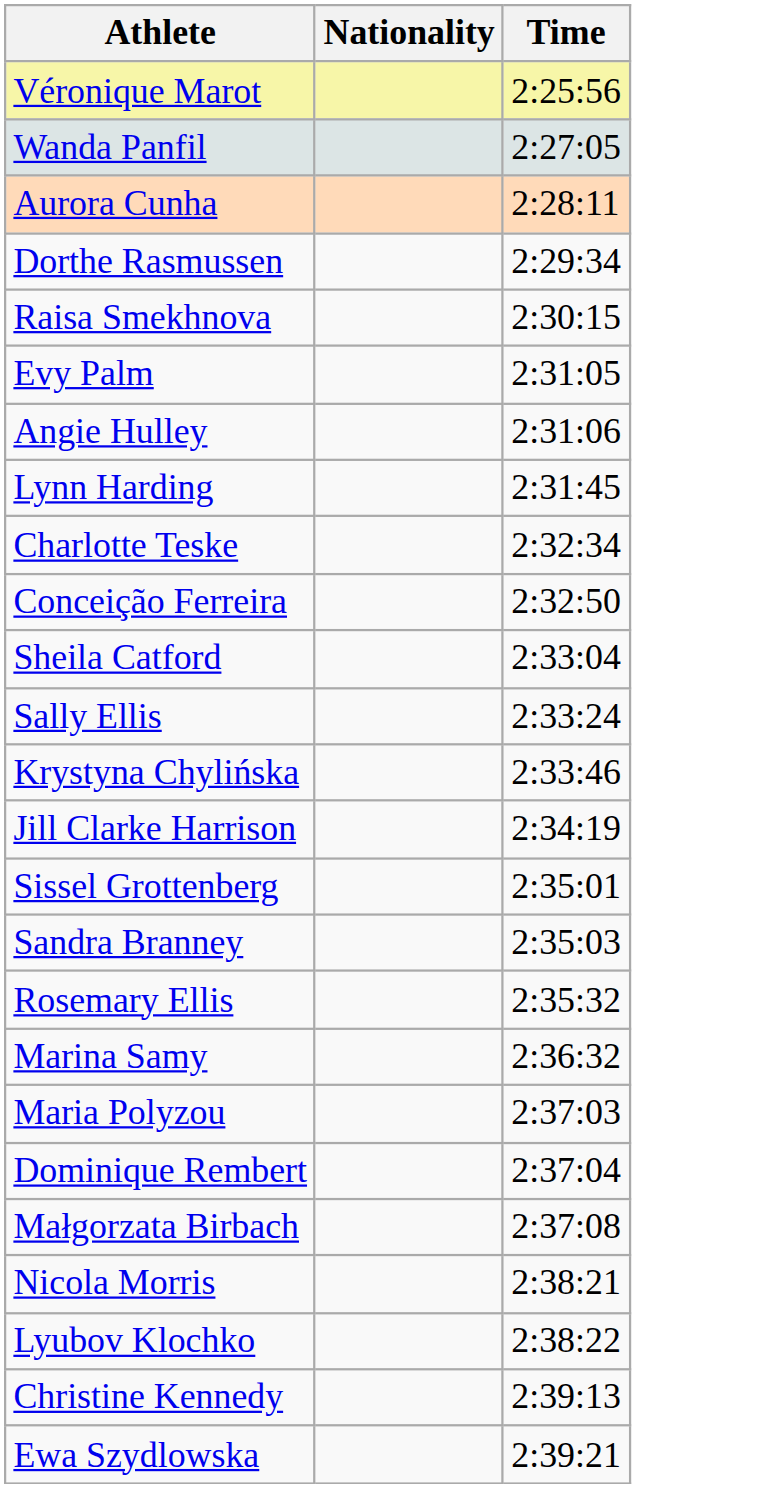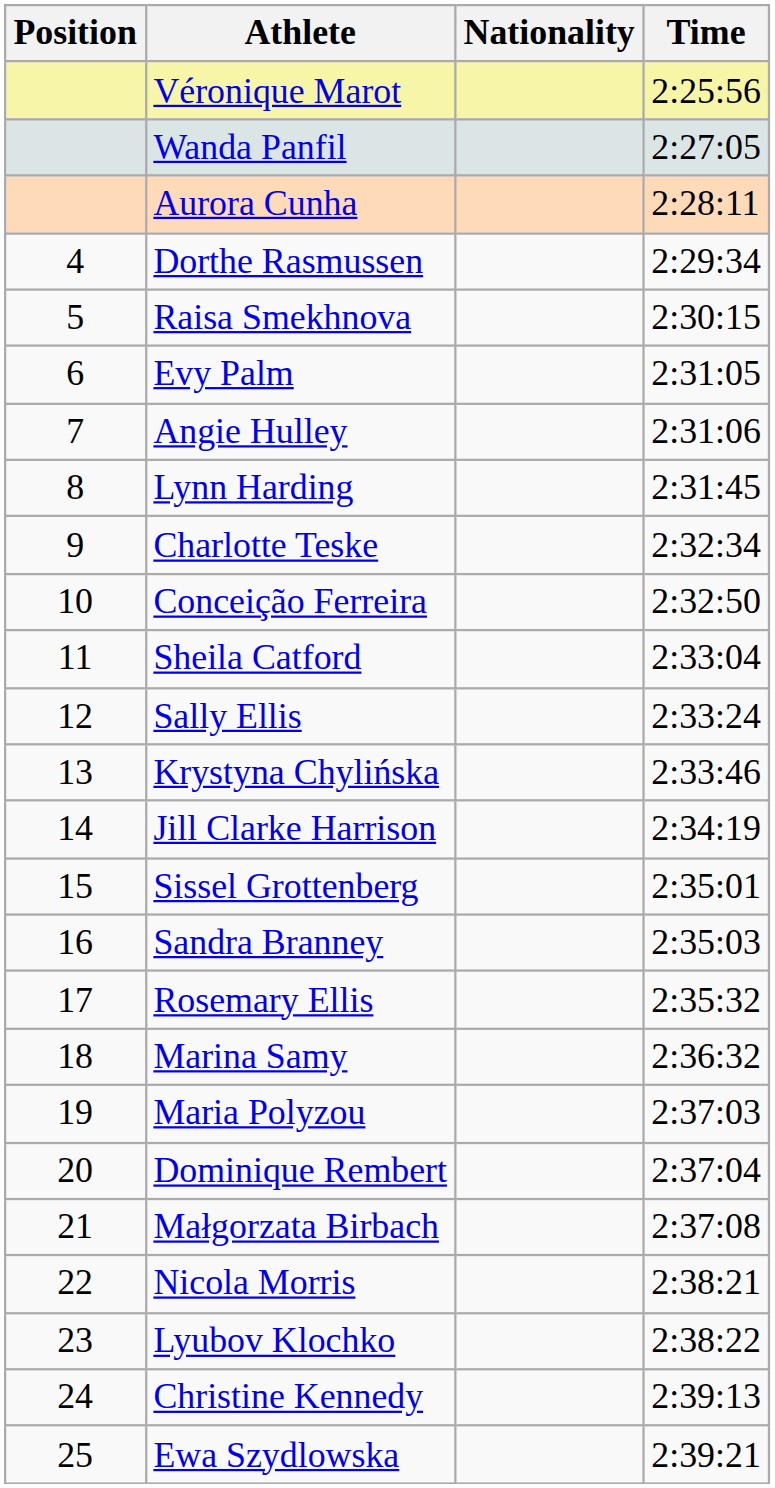+ column: (75, 32)
